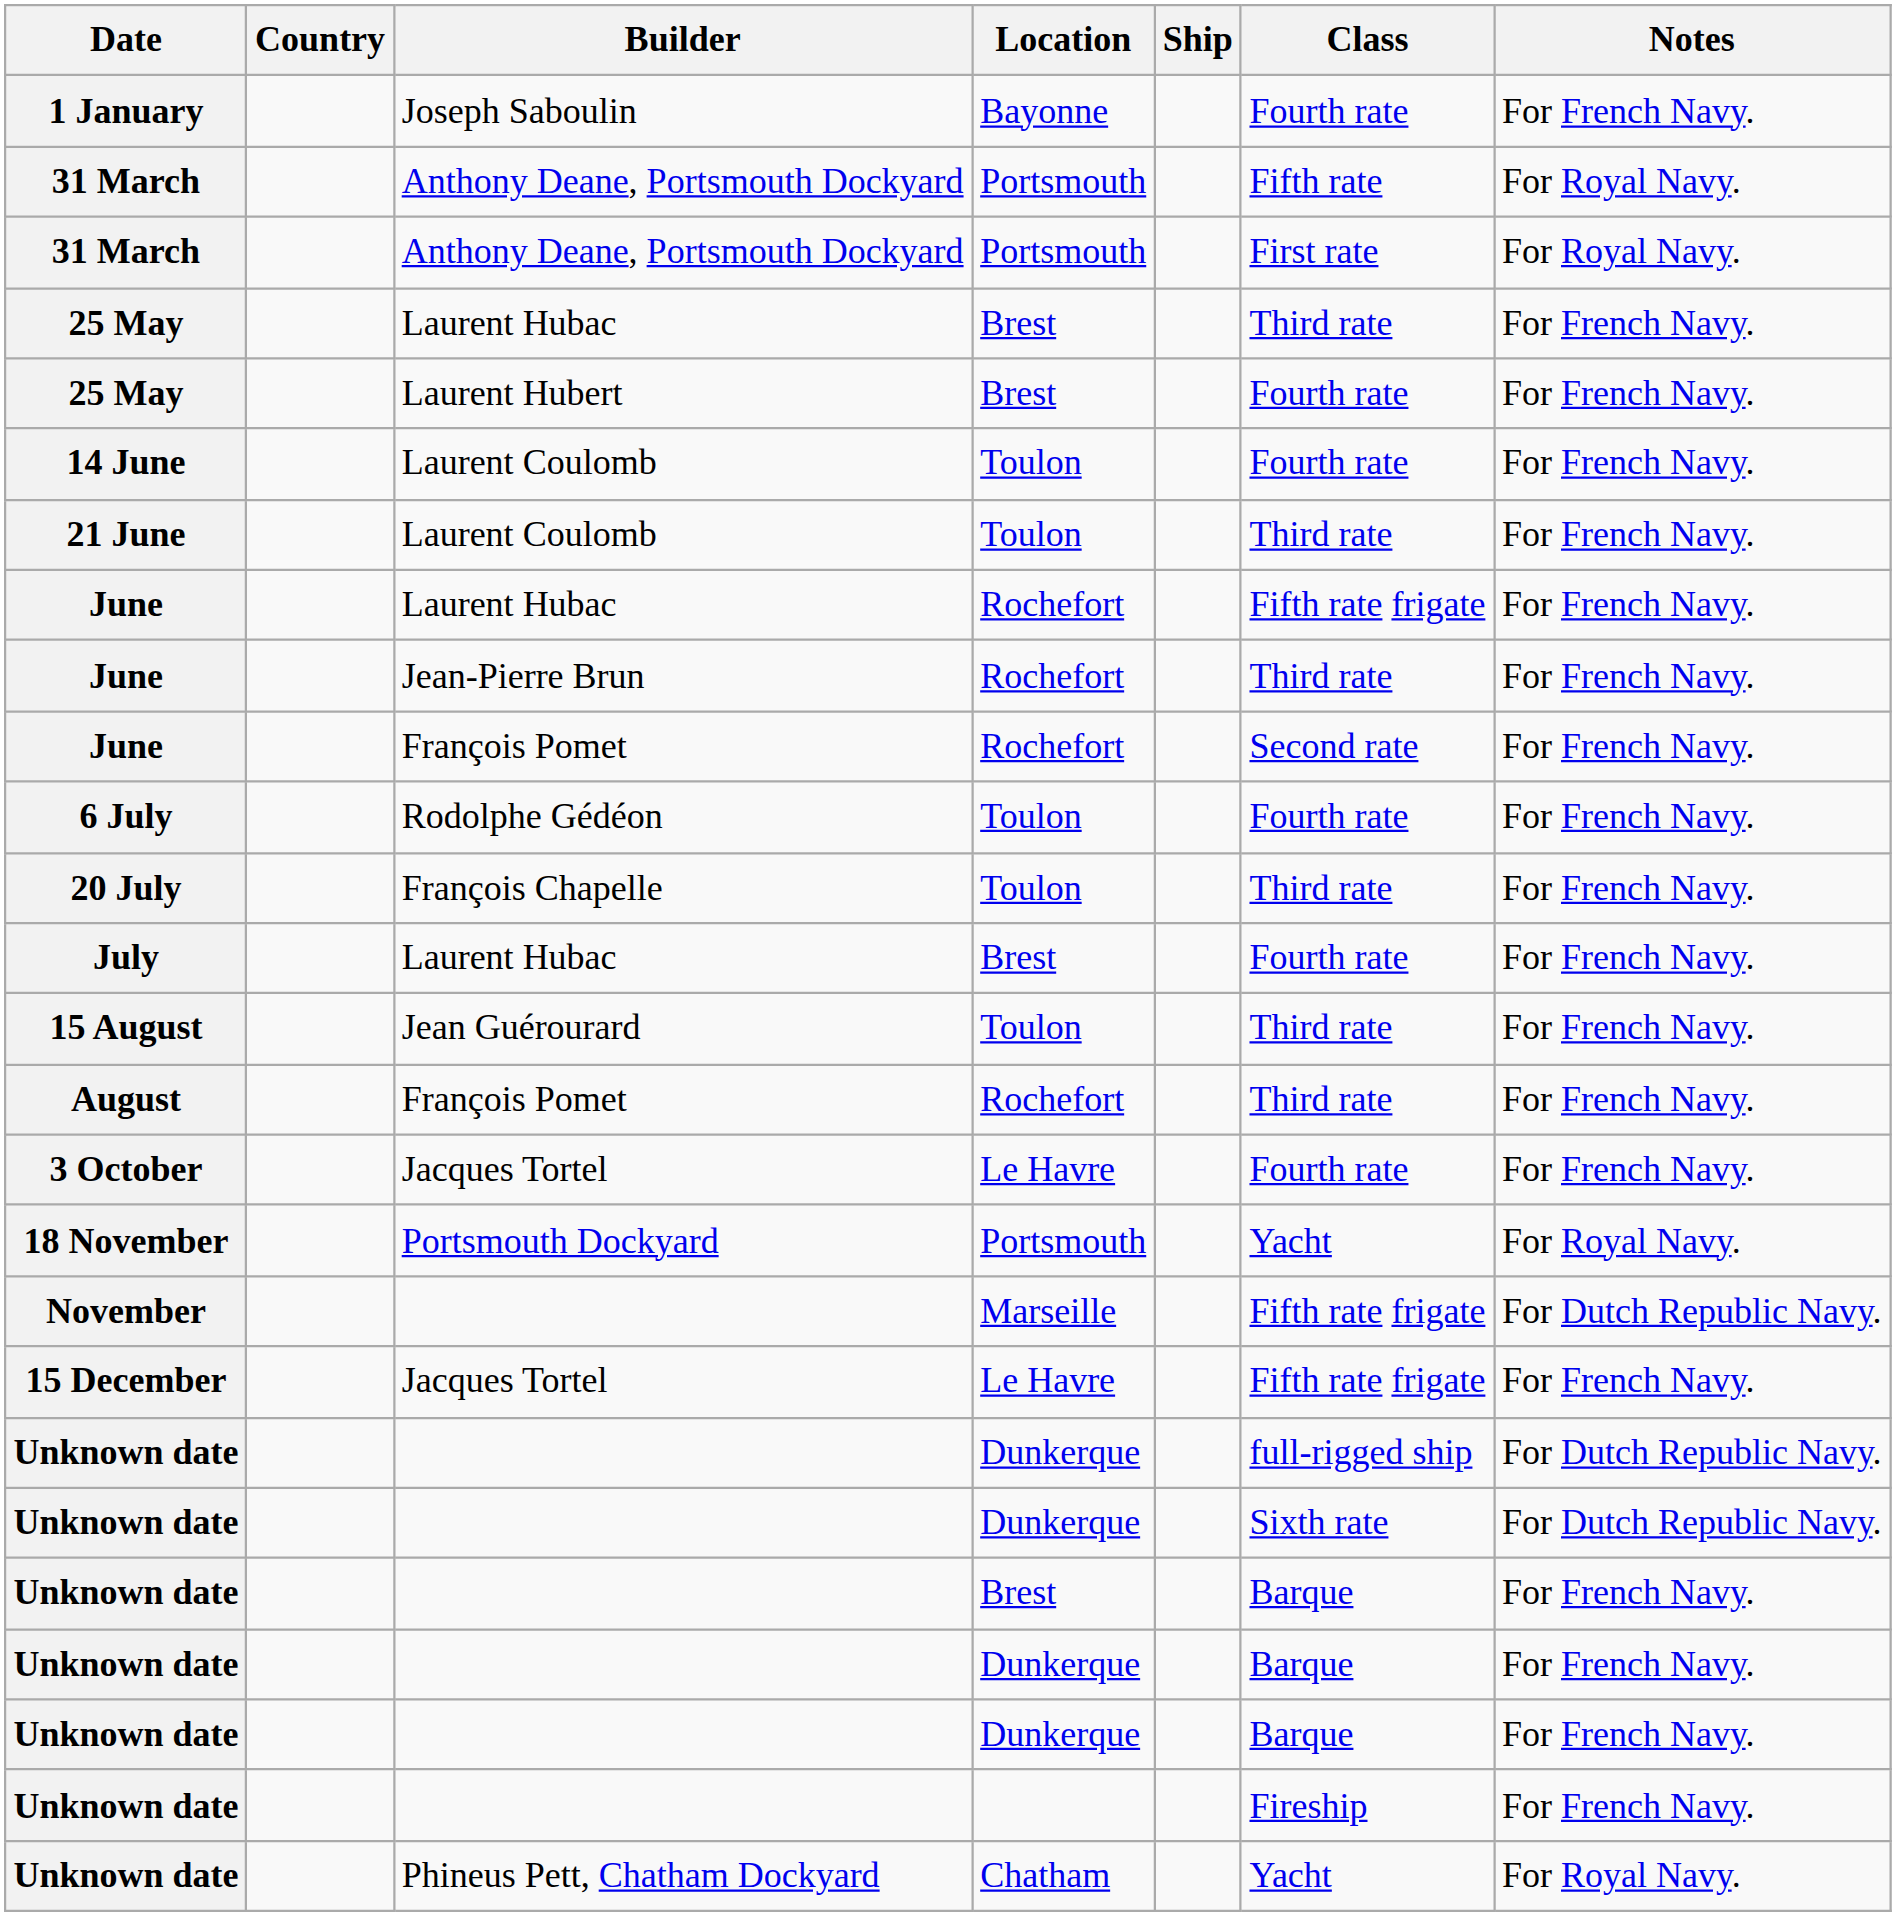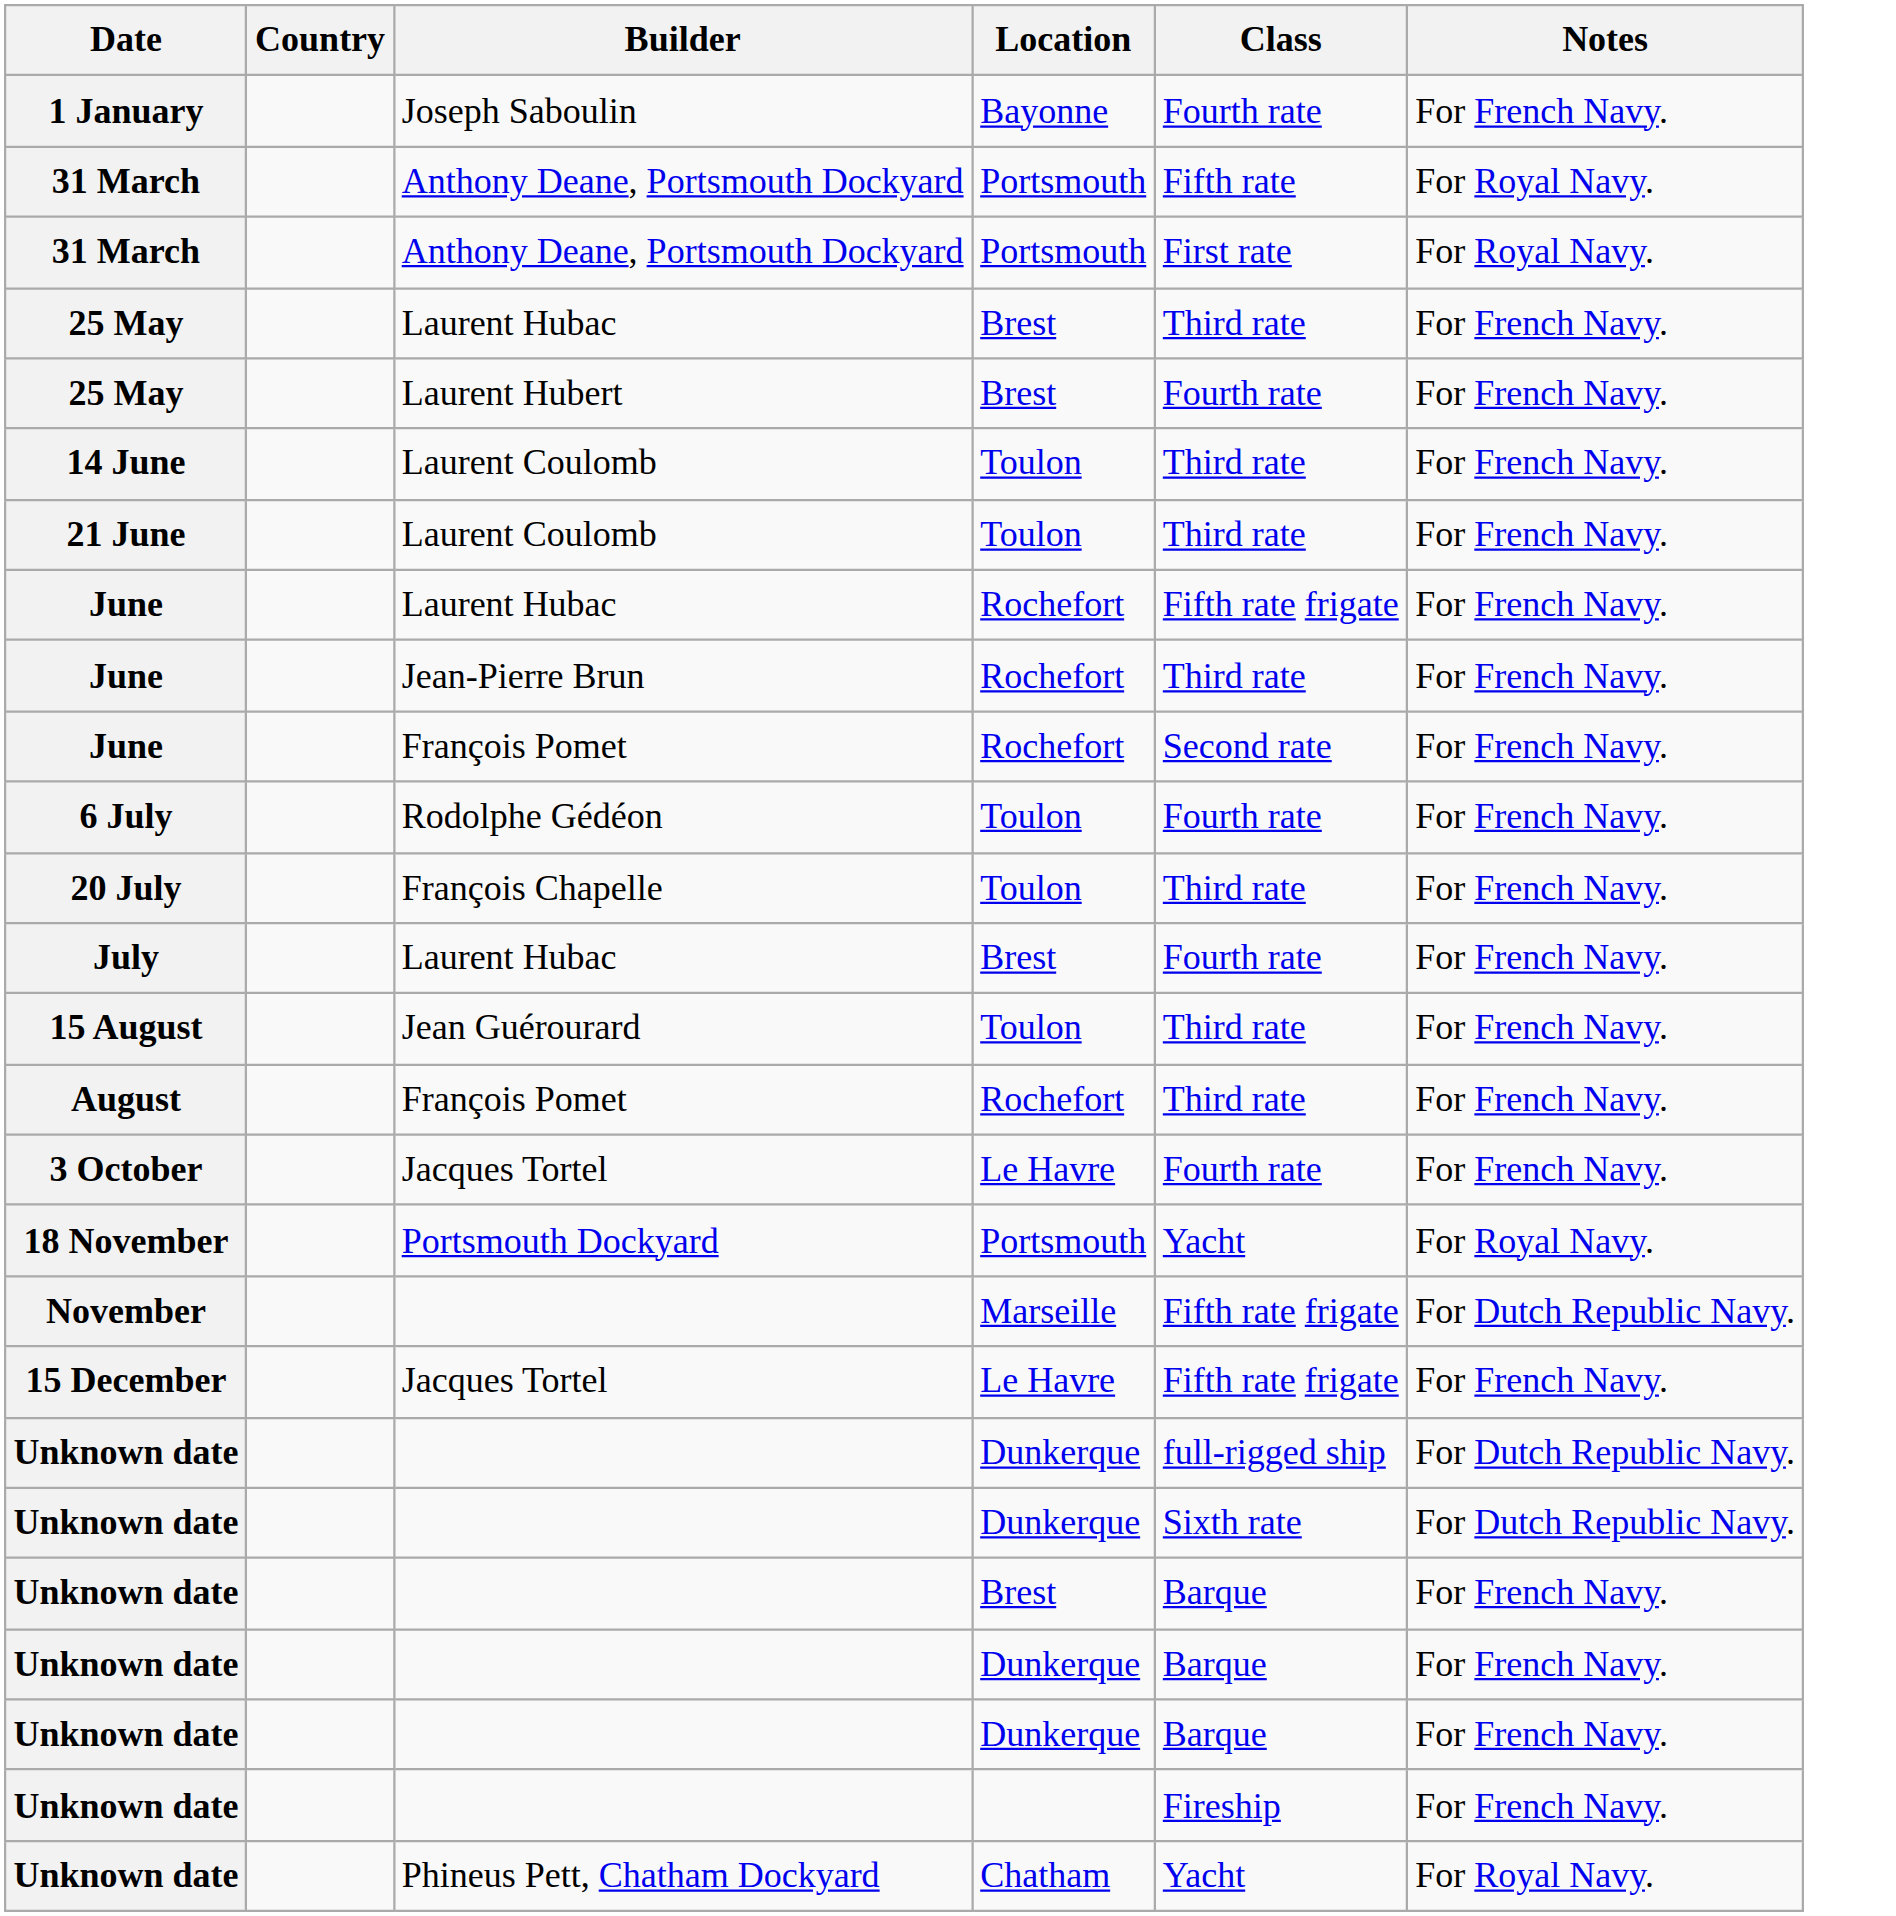- column: (1198, 39)
(1329, 463) Fourth rate -> (1234, 463) Third rate
